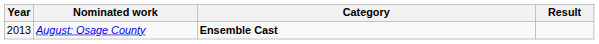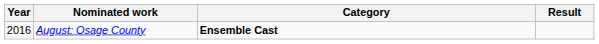(19, 30) 2013 -> (19, 30) 2016
